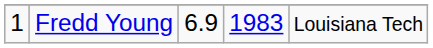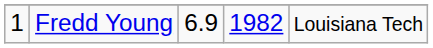(256, 23) 1983 -> (256, 23) 1982
